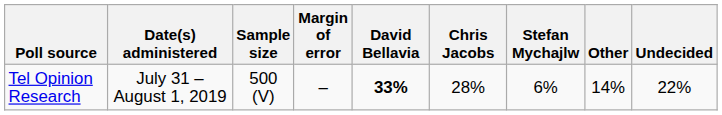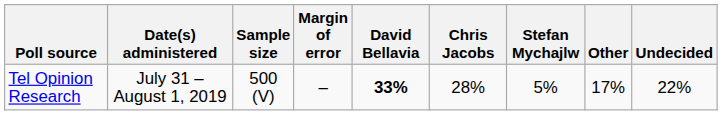(546, 87) 6% -> (546, 87) 5%
(608, 87) 14% -> (608, 87) 17%
